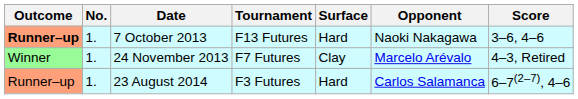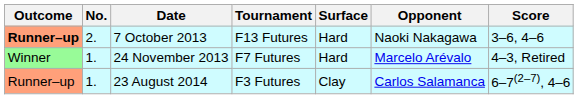(91, 37) 1. -> (91, 37) 2.
(332, 58) Clay -> (333, 58) Hard
(333, 81) Hard -> (332, 81) Clay
